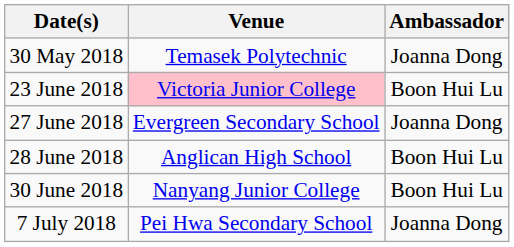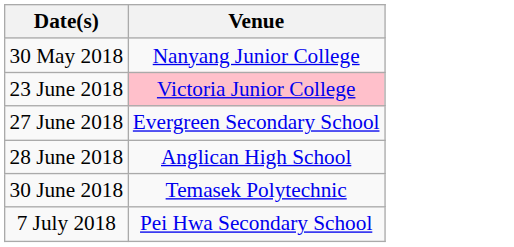- column: (447, 21)
(256, 55) Temasek Polytechnic -> (256, 55) Nanyang Junior College
(256, 190) Nanyang Junior College -> (256, 190) Temasek Polytechnic
